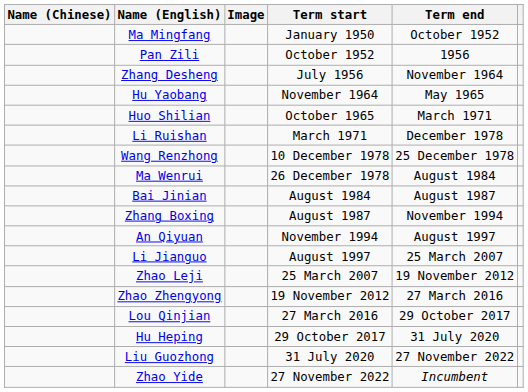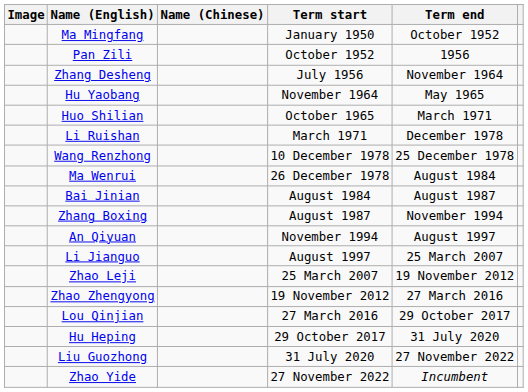columns swapped: (246, 15) <-> (59, 15)
